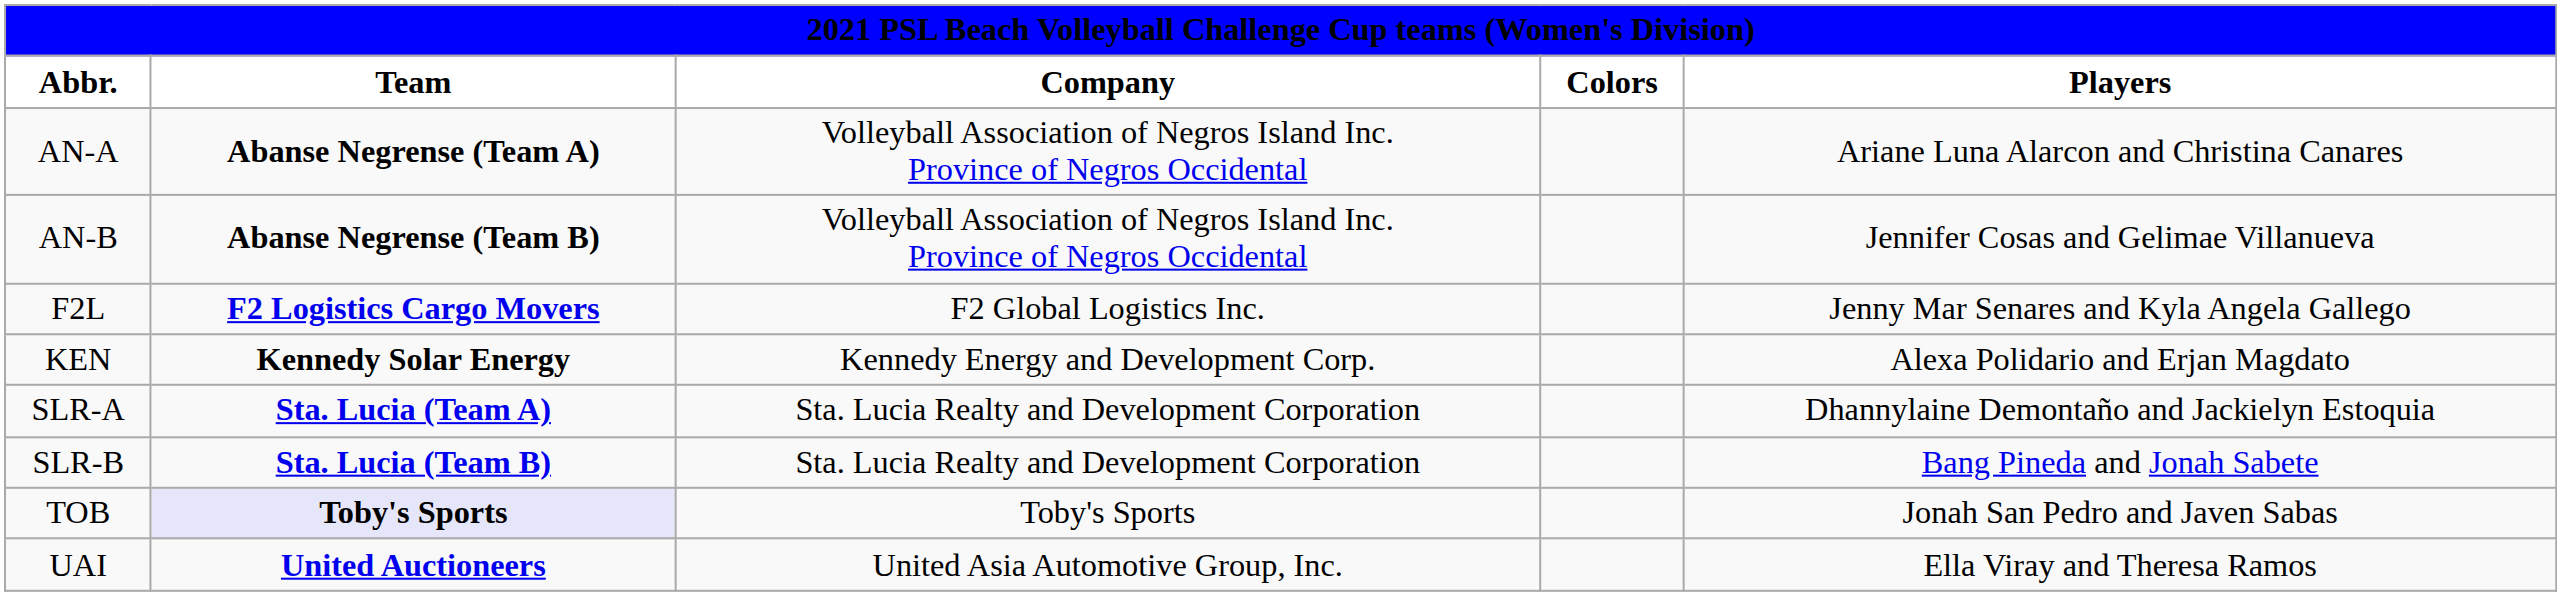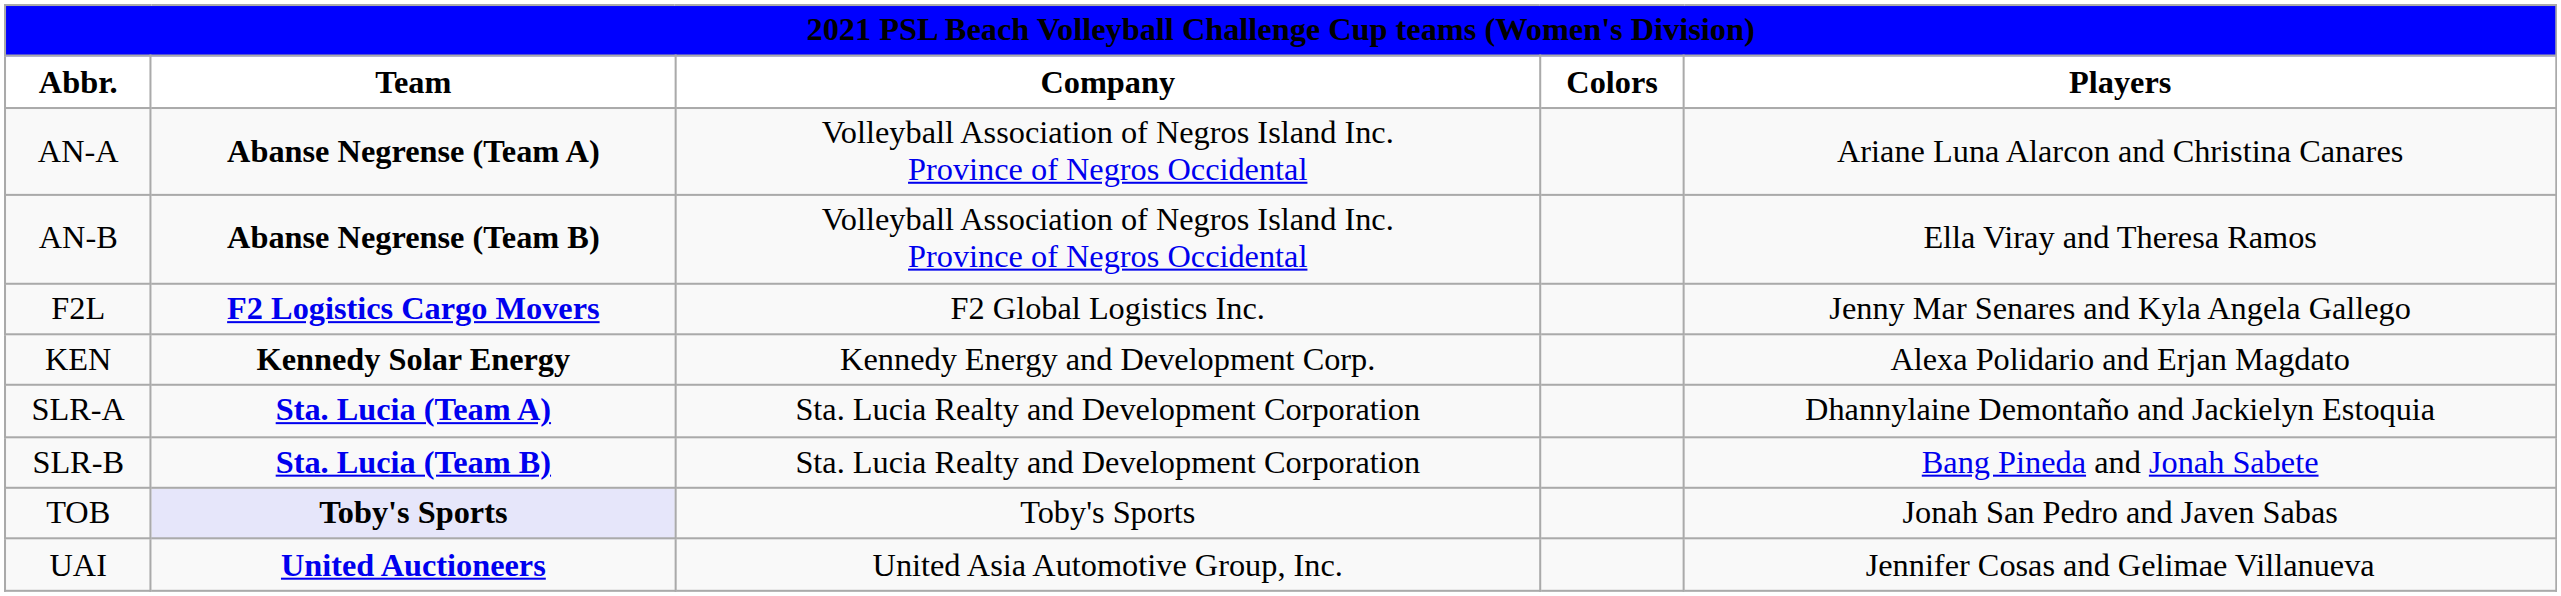(2120, 238) Jennifer Cosas and Gelimae Villanueva -> (2120, 238) Ella Viray and Theresa Ramos
(2120, 564) Ella Viray and Theresa Ramos -> (2120, 564) Jennifer Cosas and Gelimae Villanueva
